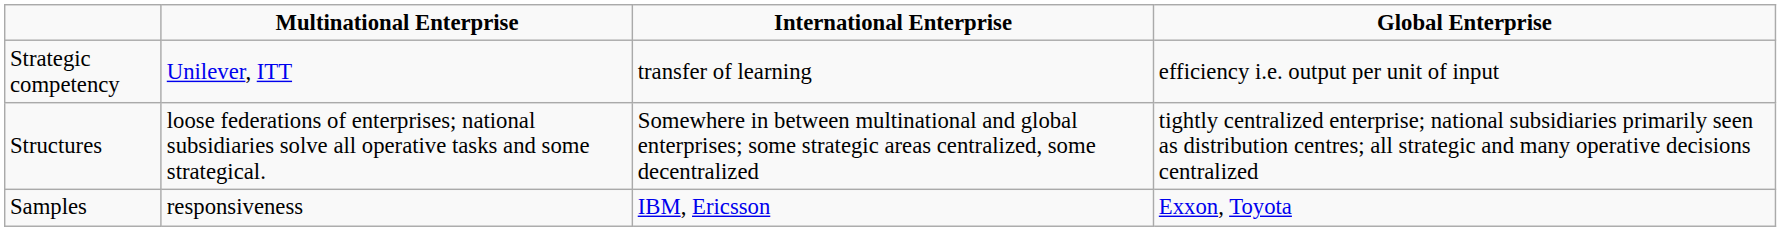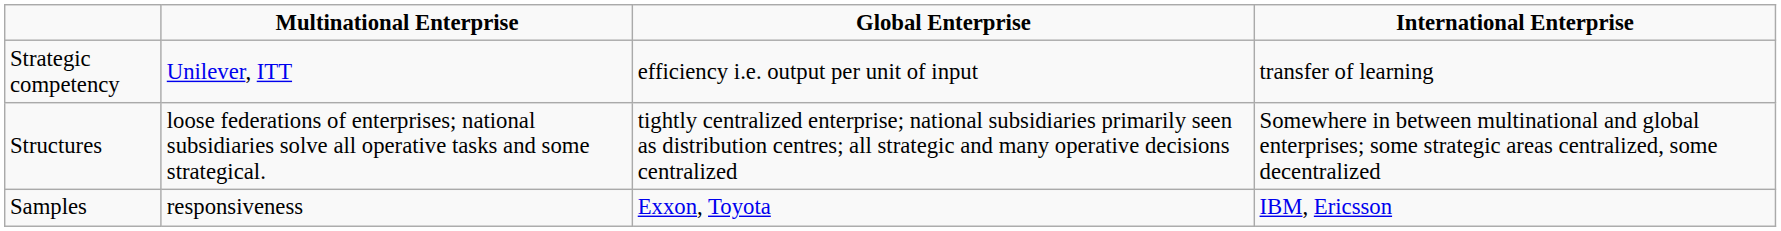columns swapped: (1465, 22) <-> (893, 22)
